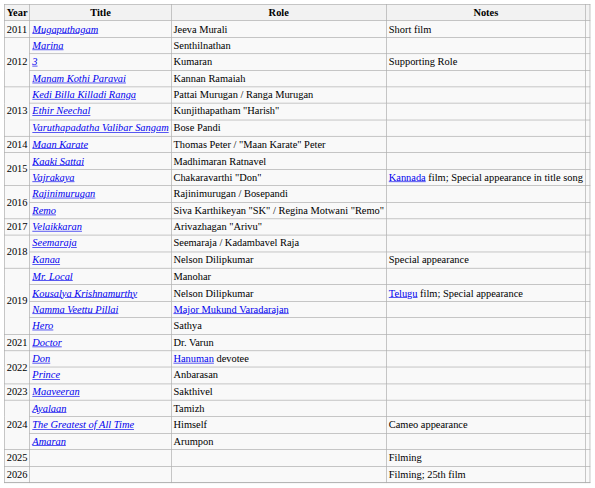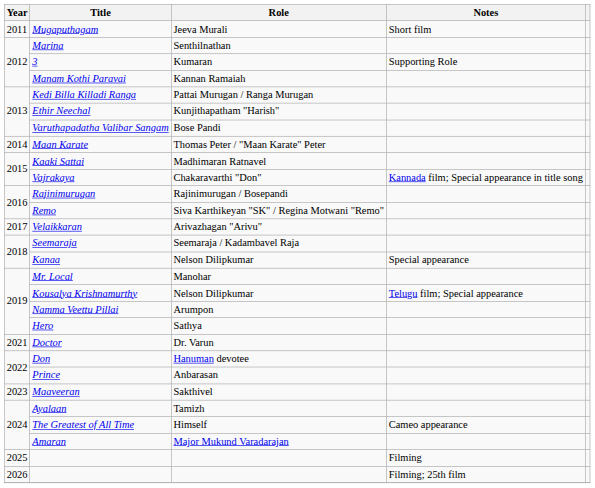(231, 309) Major Mukund Varadarajan -> (193, 309) Arumpon
(193, 441) Arumpon -> (231, 441) Major Mukund Varadarajan
